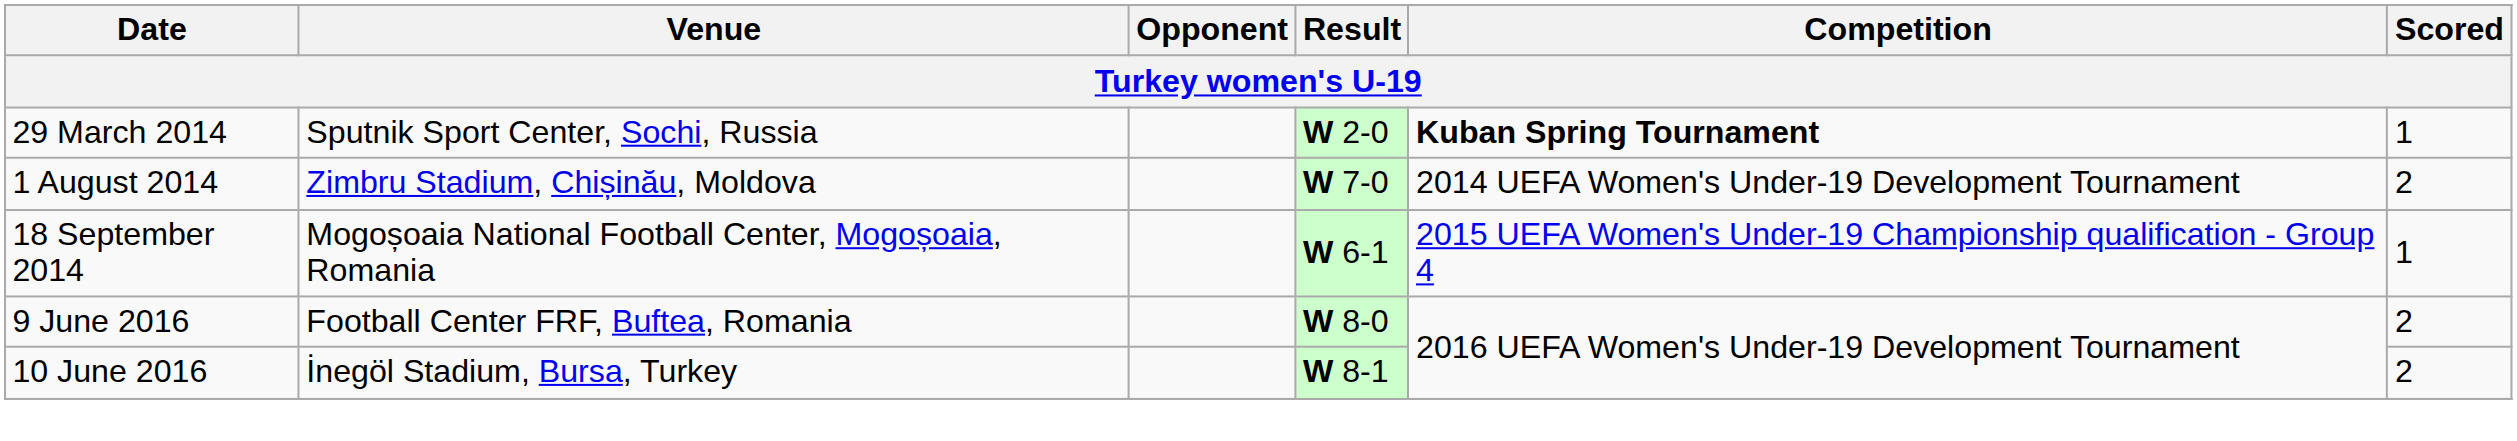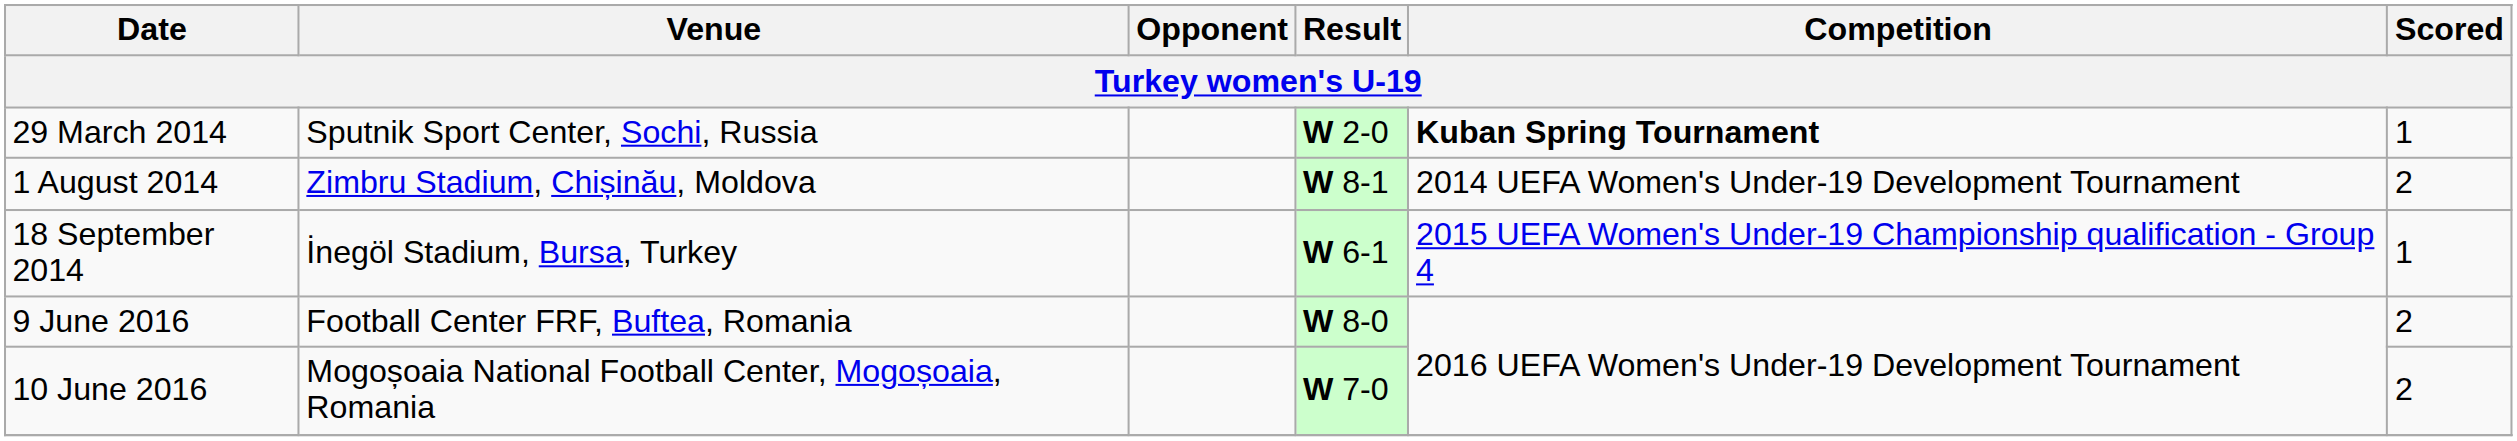(1346, 183) W 7-0 -> (1346, 183) W 8-1
(654, 252) Mogoșoaia National Football Center, Mogoșoaia, Romania -> (522, 252) İnegöl Stadium, Bursa, Turkey
(522, 372) İnegöl Stadium, Bursa, Turkey -> (654, 390) Mogoșoaia National Football Center, Mogoșoaia, Romania
(1346, 372) W 8-1 -> (1346, 390) W 7-0
